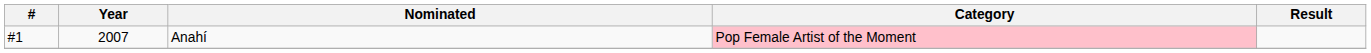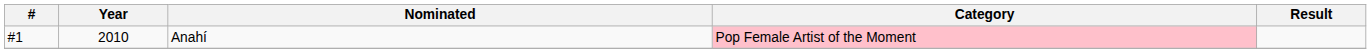(113, 37) 2007 -> (113, 37) 2010
